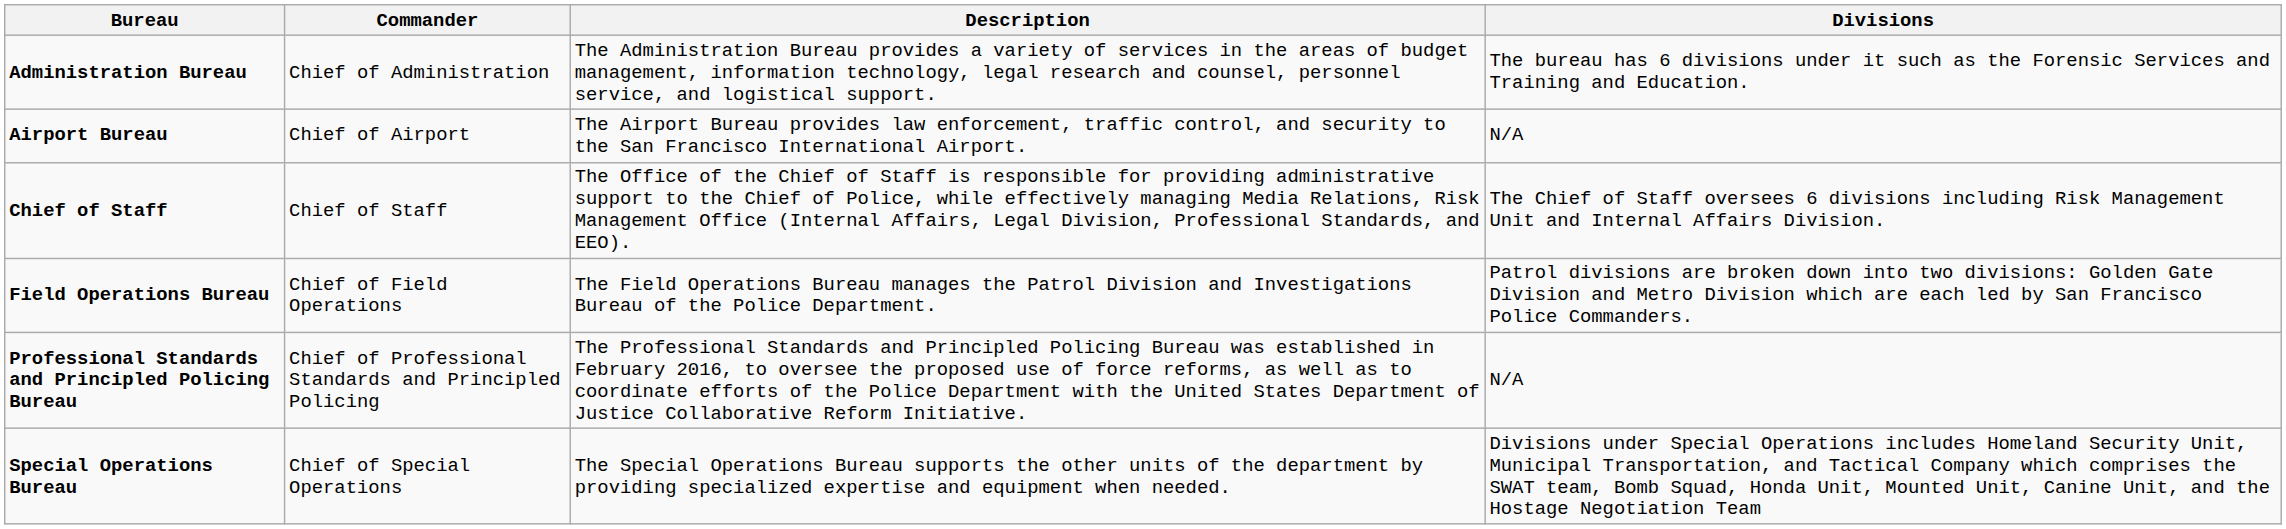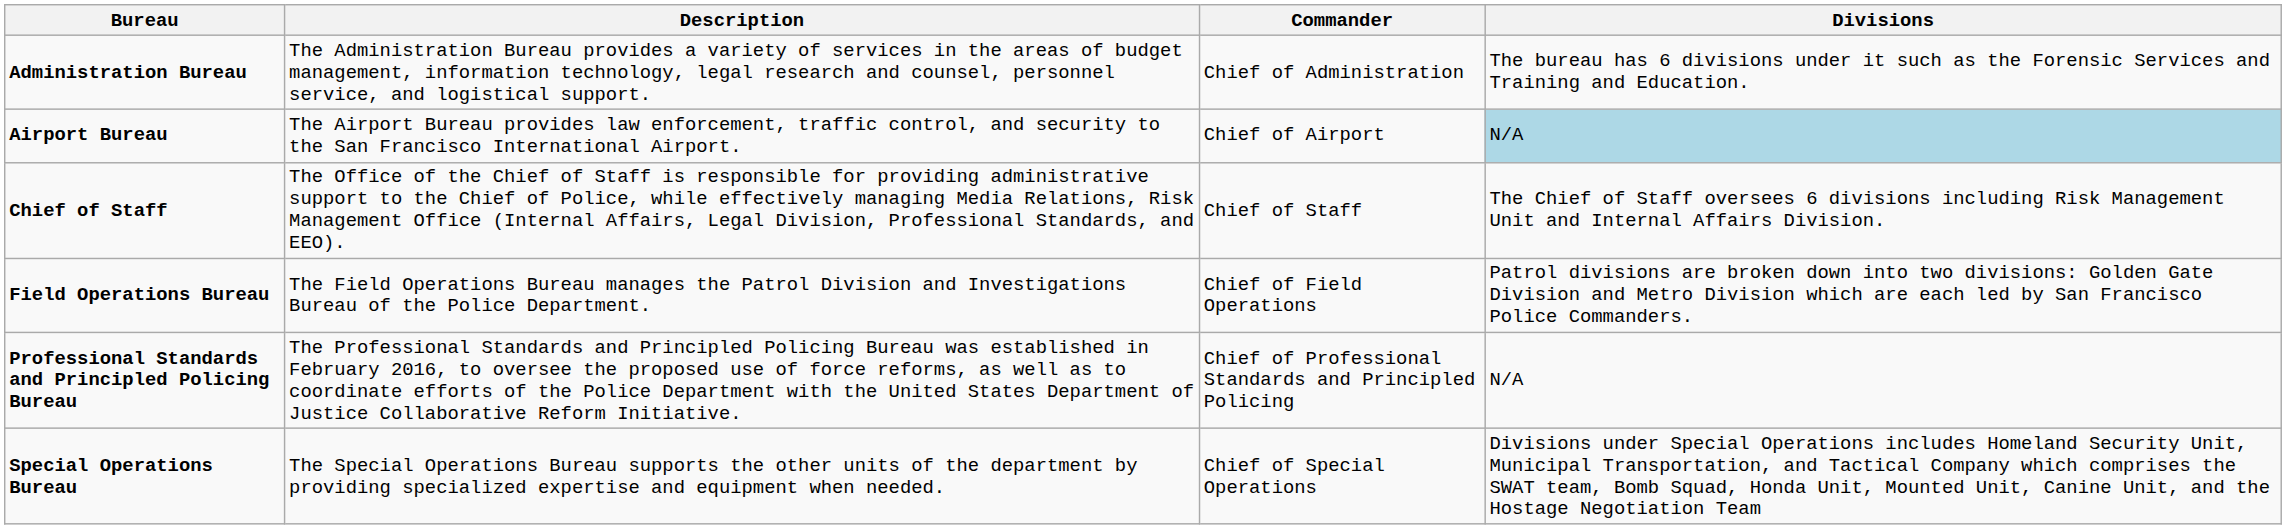columns swapped: (427, 20) <-> (1028, 20)
(1506, 136) no background -> (1506, 136) lightblue background
